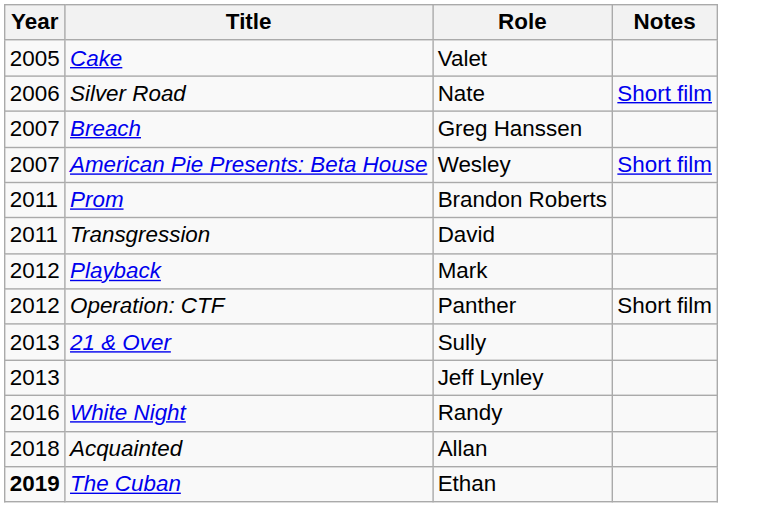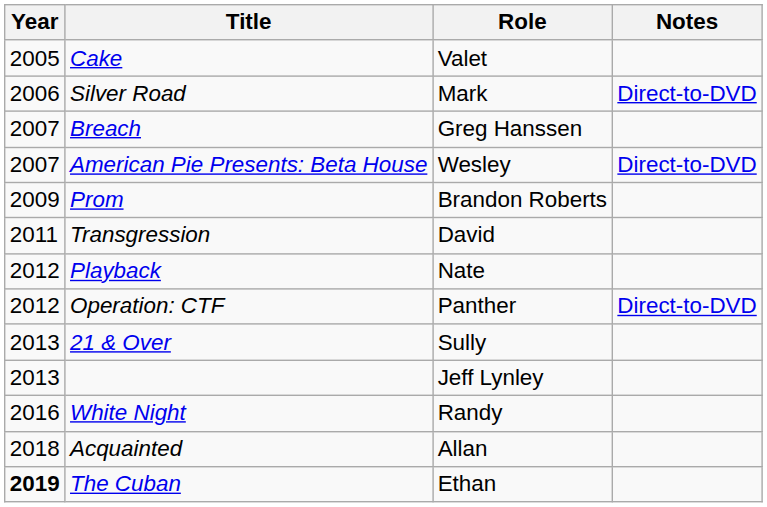(461, 93) Nate -> (463, 93) Mark
(665, 93) Short film -> (687, 93) Direct-to-DVD
(665, 164) Short film -> (687, 164) Direct-to-DVD
(34, 199) 2011 -> (35, 199) 2009
(463, 270) Mark -> (461, 270) Nate
(665, 306) Short film -> (687, 306) Direct-to-DVD
